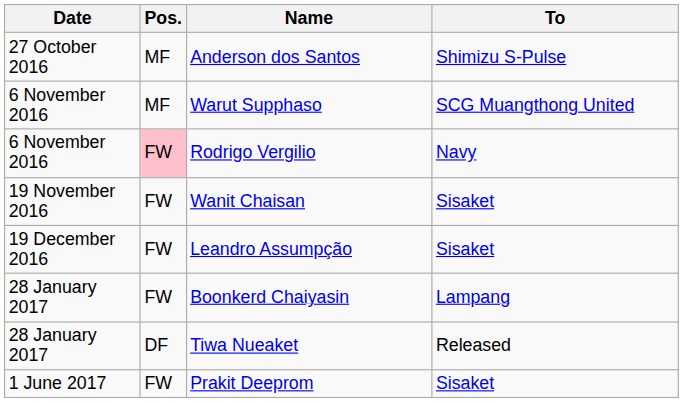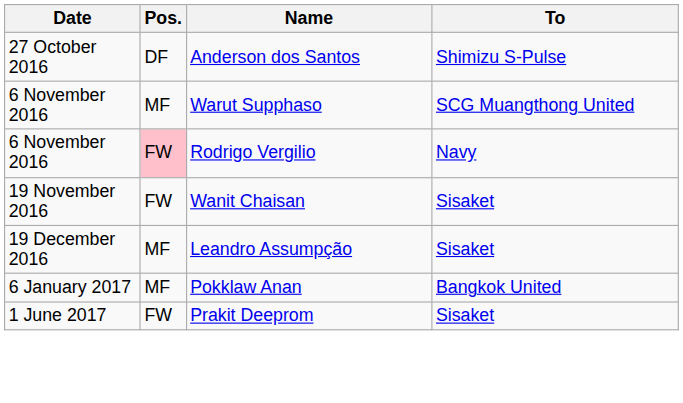(157, 56) MF -> (156, 56) DF
(158, 249) FW -> (157, 249) MF
+ row: (246, 287)
- row: (270, 297)
- row: (244, 345)
